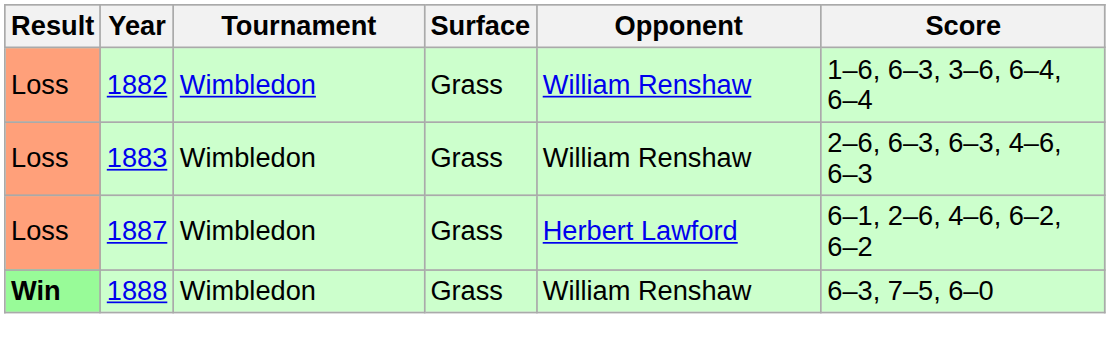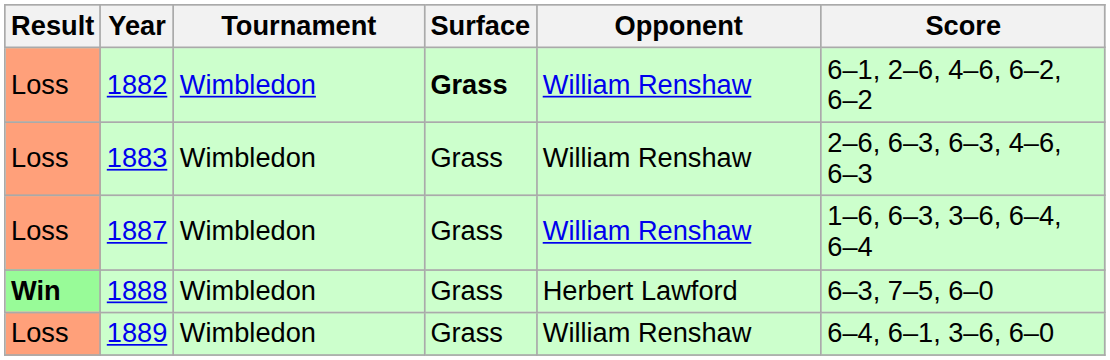(467, 84) normal -> (469, 84) bold
(944, 84) 1–6, 6–3, 3–6, 6–4, 6–4 -> (944, 84) 6–1, 2–6, 4–6, 6–2, 6–2
(640, 231) Herbert Lawford -> (647, 231) William Renshaw
(944, 231) 6–1, 2–6, 4–6, 6–2, 6–2 -> (944, 231) 1–6, 6–3, 3–6, 6–4, 6–4
(647, 290) William Renshaw -> (640, 290) Herbert Lawford
+ row: (137, 333)
